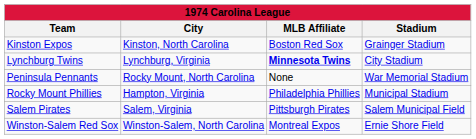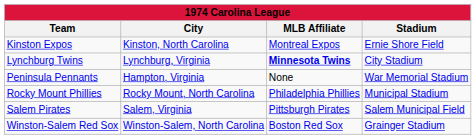(306, 45) Boston Red Sox -> (304, 45) Montreal Expos
(405, 45) Grainger Stadium -> (404, 45) Ernie Shore Field
(189, 77) Rocky Mount, North Carolina -> (164, 77) Hampton, Virginia
(164, 93) Hampton, Virginia -> (189, 93) Rocky Mount, North Carolina
(304, 126) Montreal Expos -> (306, 126) Boston Red Sox
(404, 126) Ernie Shore Field -> (405, 126) Grainger Stadium
